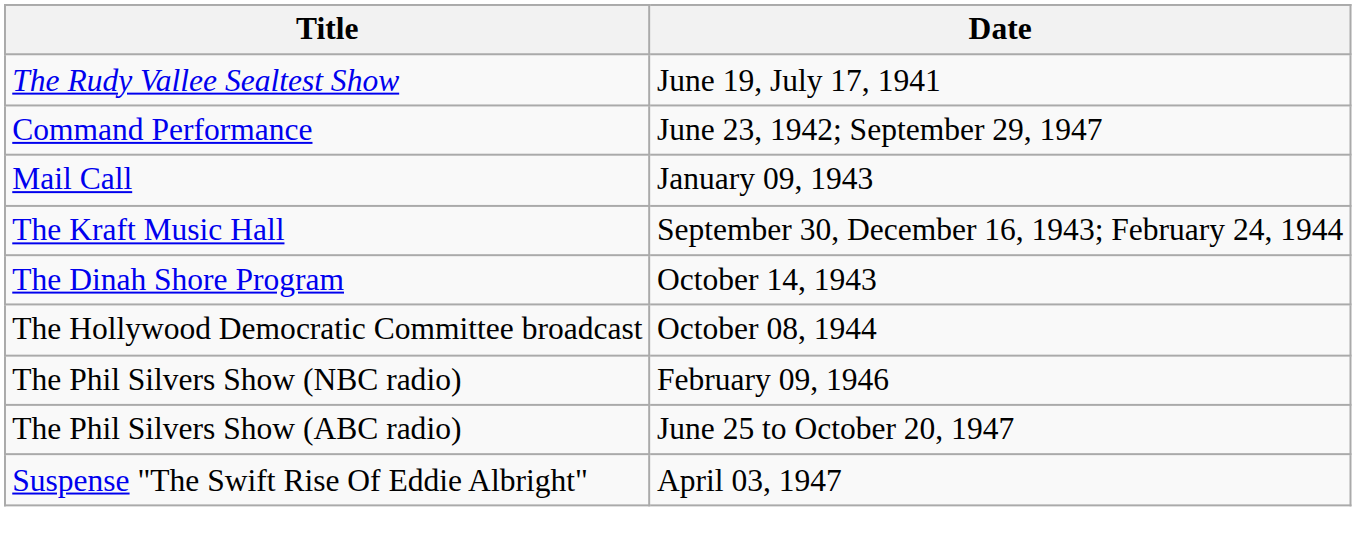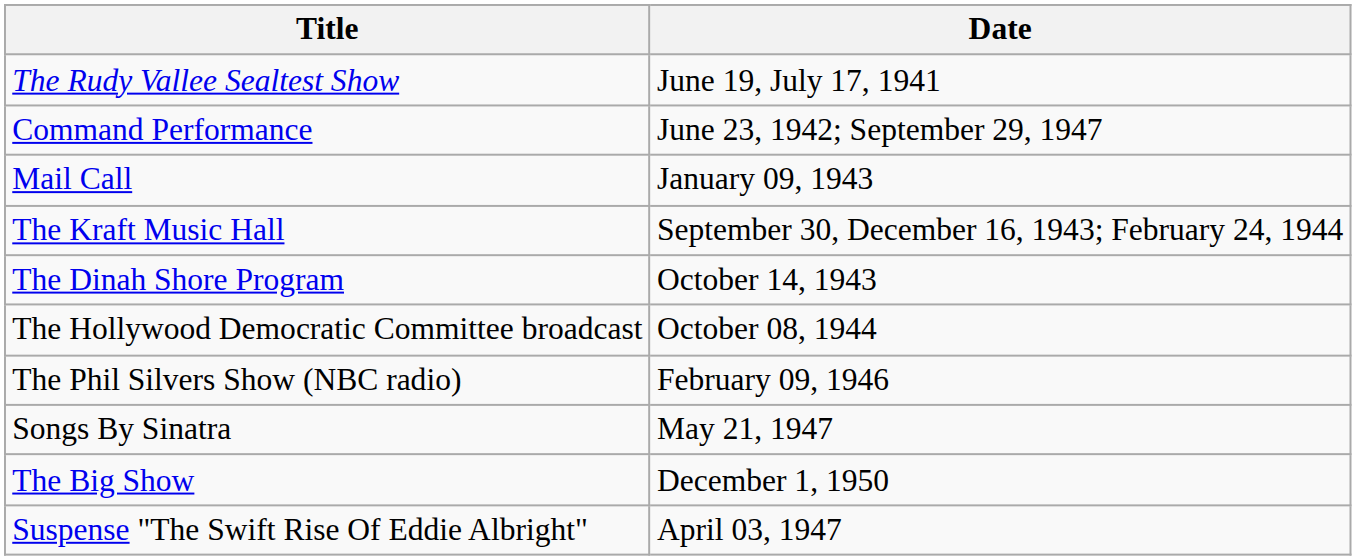- row: (237, 429)
+ row: (122, 429)
+ row: (103, 479)
